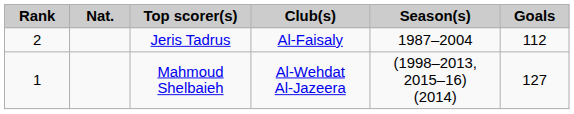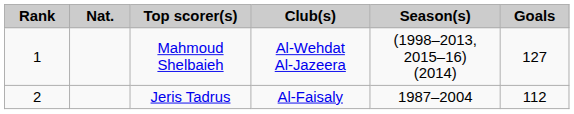rows swapped: (191, 80) <-> (191, 39)
